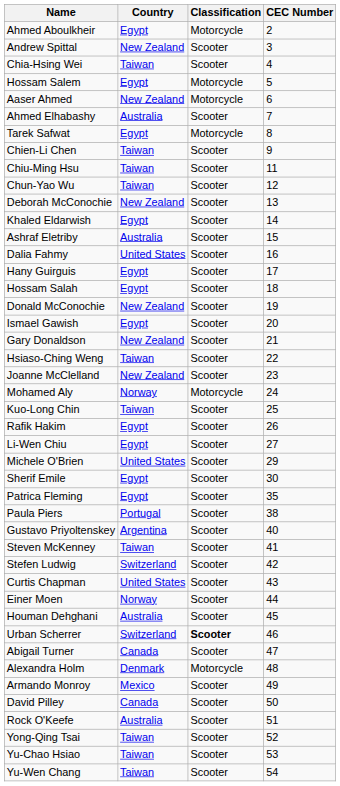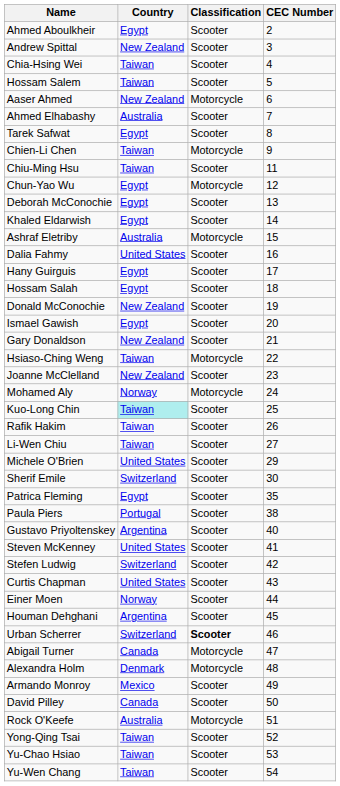(217, 30) Motorcycle -> (209, 30) Scooter
(134, 82) Egypt -> (137, 82) Taiwan
(217, 82) Motorcycle -> (209, 82) Scooter
(217, 133) Motorcycle -> (209, 133) Scooter
(209, 151) Scooter -> (217, 151) Motorcycle
(137, 185) Taiwan -> (134, 185) Egypt
(209, 185) Scooter -> (217, 185) Motorcycle
(152, 202) New Zealand -> (134, 202) Egypt
(209, 237) Scooter -> (217, 237) Motorcycle
(209, 358) Scooter -> (217, 358) Motorcycle
(137, 409) no background -> (137, 409) paleturquoise background
(134, 427) Egypt -> (137, 427) Taiwan
(134, 444) Egypt -> (137, 444) Taiwan
(134, 479) Egypt -> (148, 479) Switzerland
(137, 548) Taiwan -> (153, 548) United States
(141, 617) Australia -> (143, 617) Argentina
(209, 651) Scooter -> (217, 651) Motorcycle
(209, 720) Scooter -> (217, 720) Motorcycle
